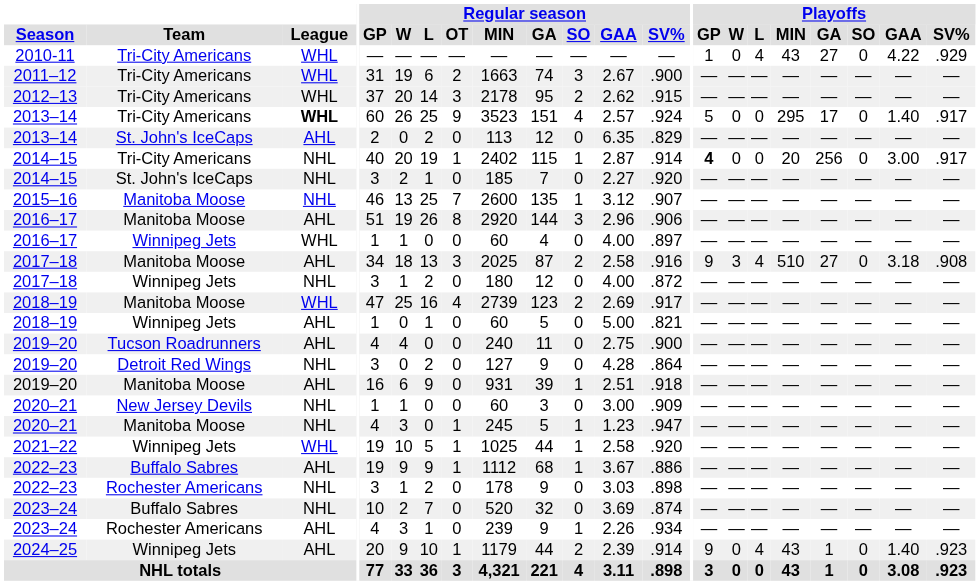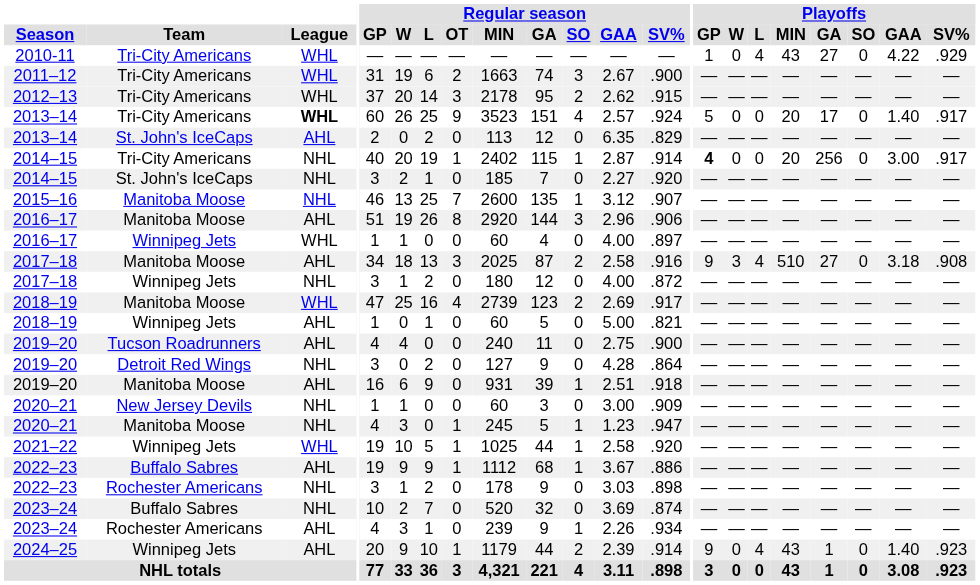(791, 117) 295 -> (791, 117) 20
